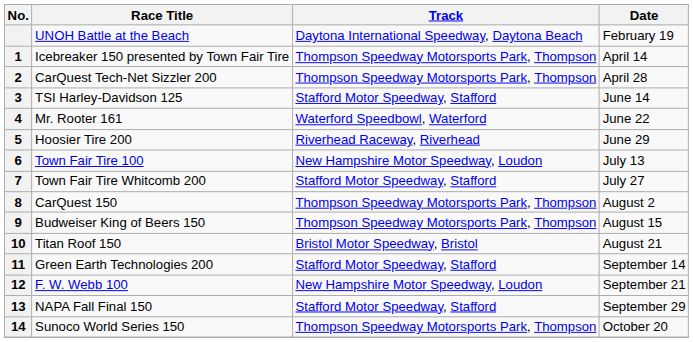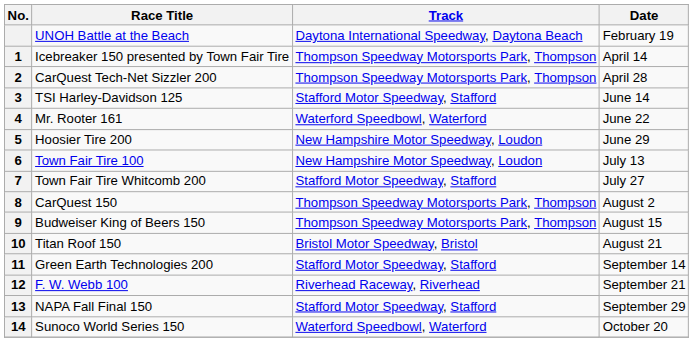(388, 139) Riverhead Raceway, Riverhead -> (419, 139) New Hampshire Motor Speedway, Loudon
(419, 285) New Hampshire Motor Speedway, Loudon -> (388, 285) Riverhead Raceway, Riverhead
(446, 326) Thompson Speedway Motorsports Park, Thompson -> (391, 326) Waterford Speedbowl, Waterford
